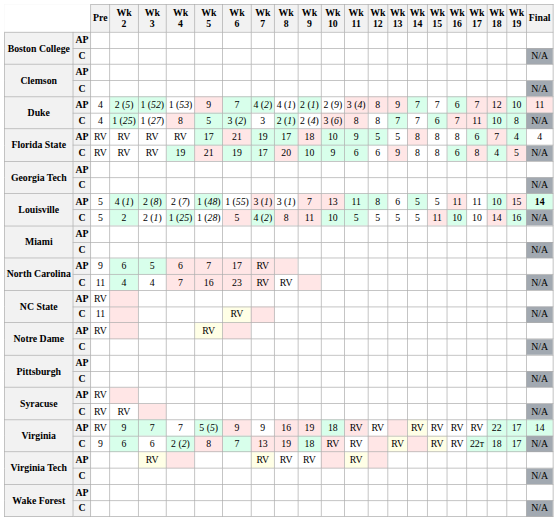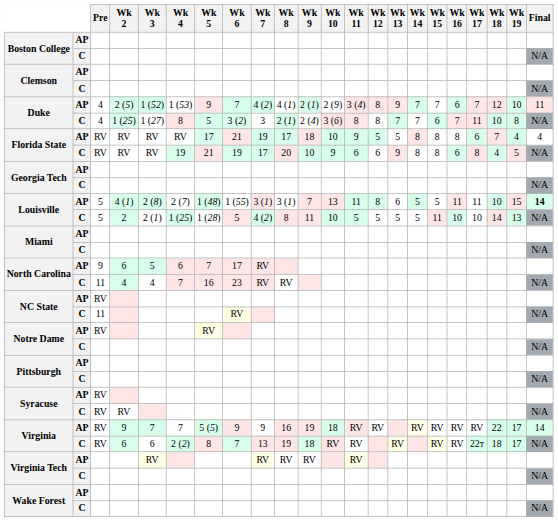(517, 218) 16 -> (517, 218) 13
(100, 444) 9 -> (100, 444) RV
